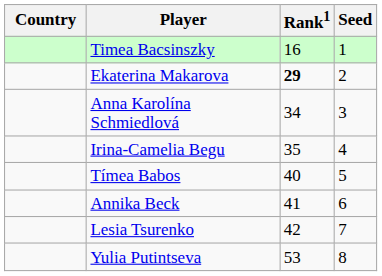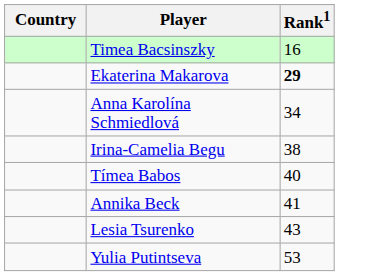- column: (355, 20)
(292, 149) 35 -> (292, 149) 38
(292, 229) 42 -> (292, 229) 43
